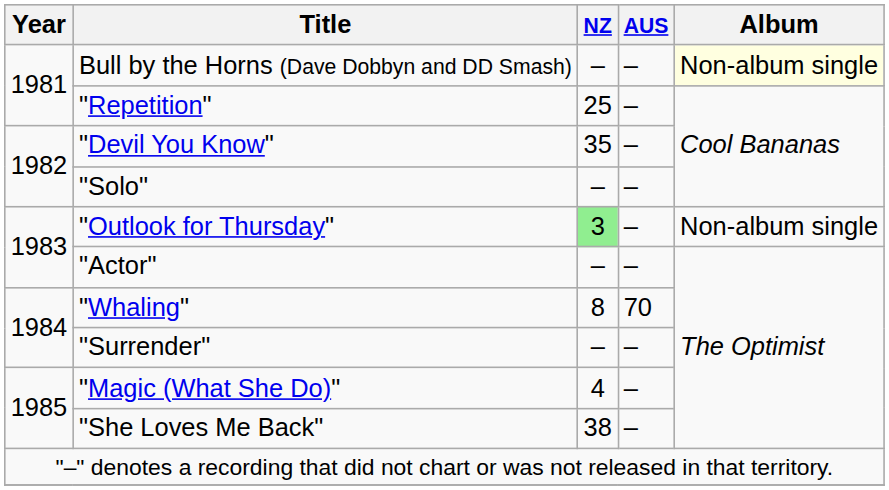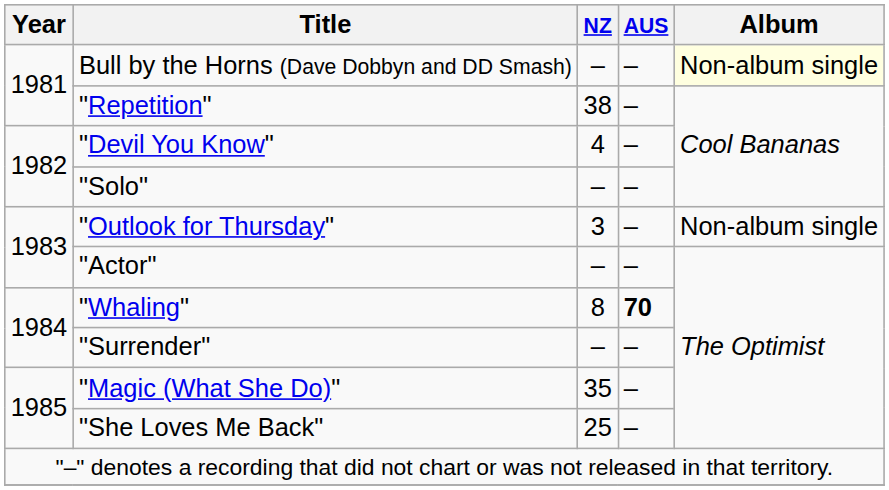(598, 105) 25 -> (598, 105) 38
(598, 145) 35 -> (598, 145) 4
(598, 226) lightgreen background -> (598, 226) no background
(638, 307) normal -> (638, 307) bold
(598, 387) 4 -> (598, 387) 35
(598, 428) 38 -> (598, 428) 25
